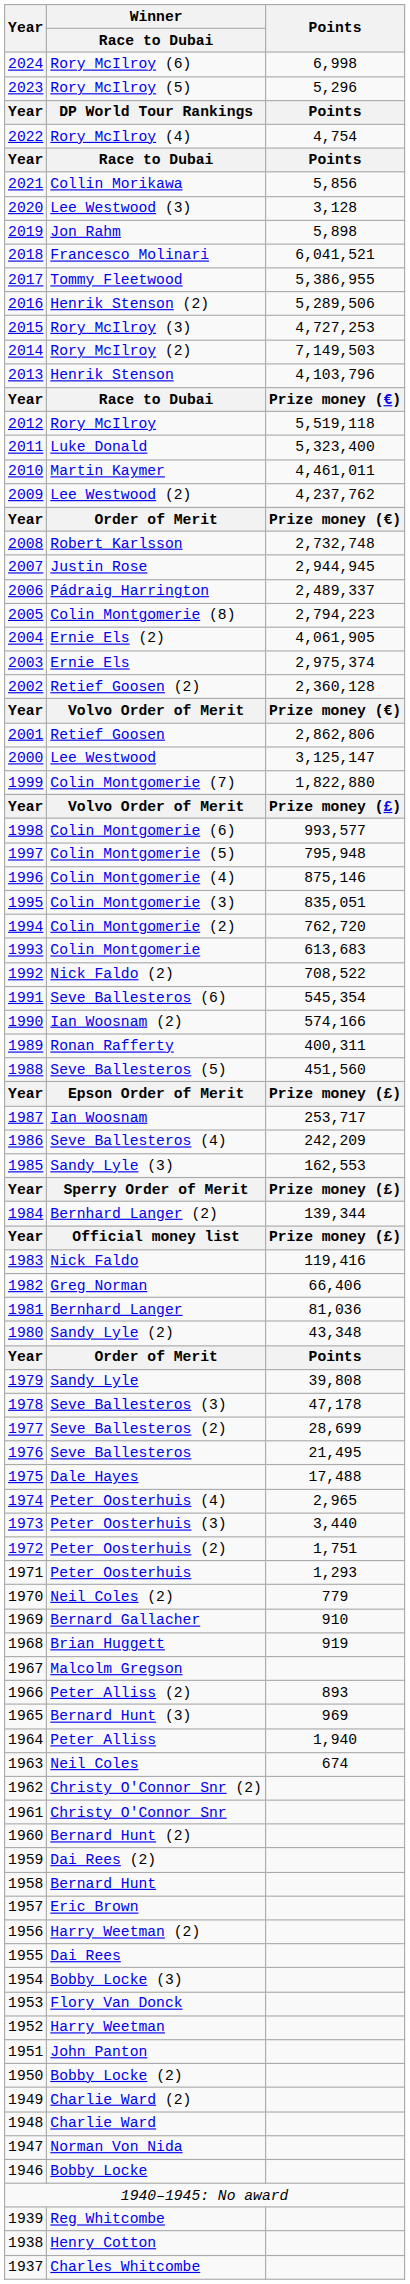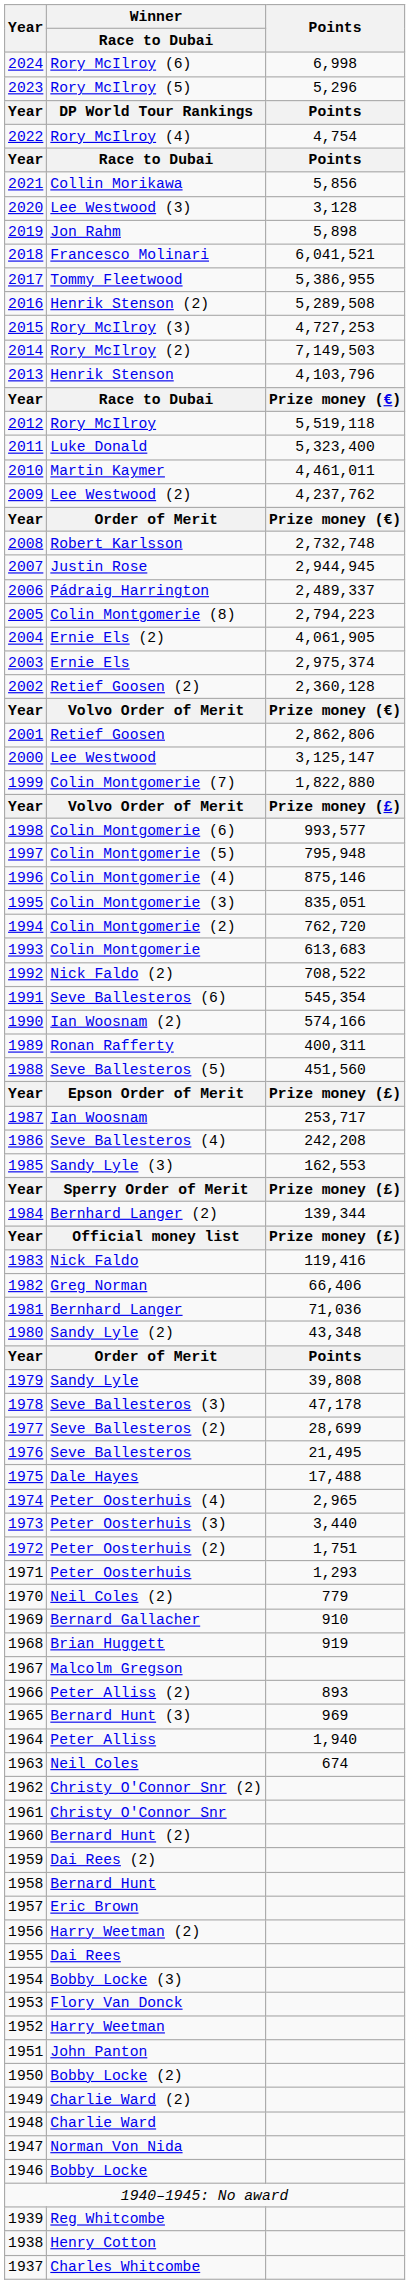(335, 304) 5,289,506 -> (335, 304) 5,289,508
(335, 1142) 242,209 -> (335, 1142) 242,208
(335, 1309) 81,036 -> (335, 1309) 71,036
